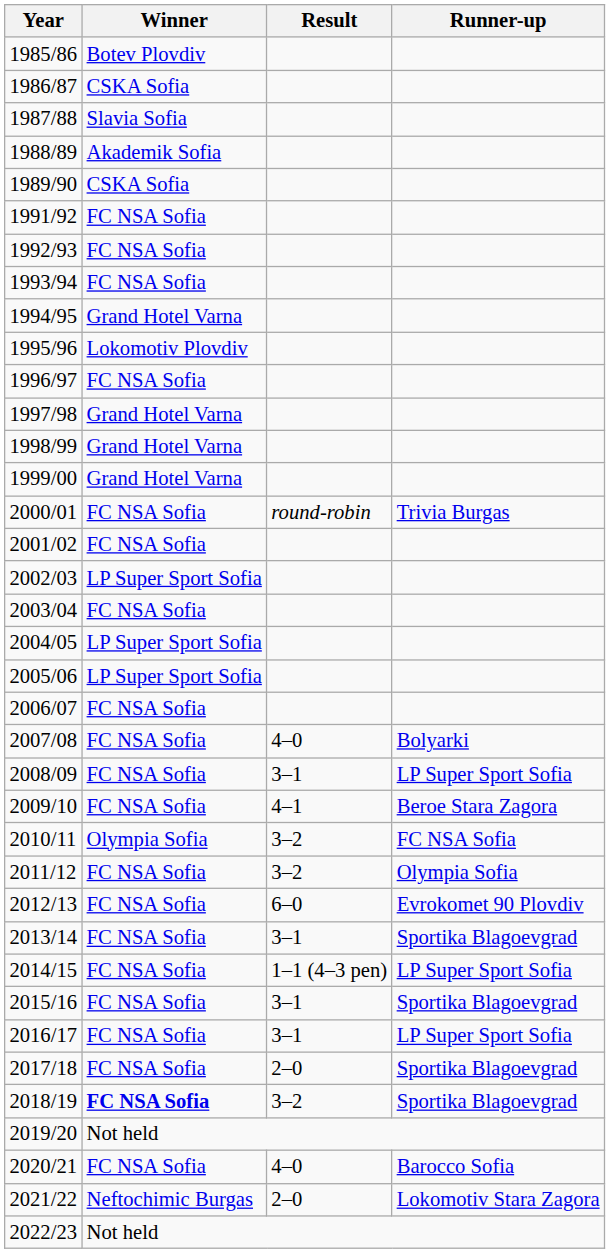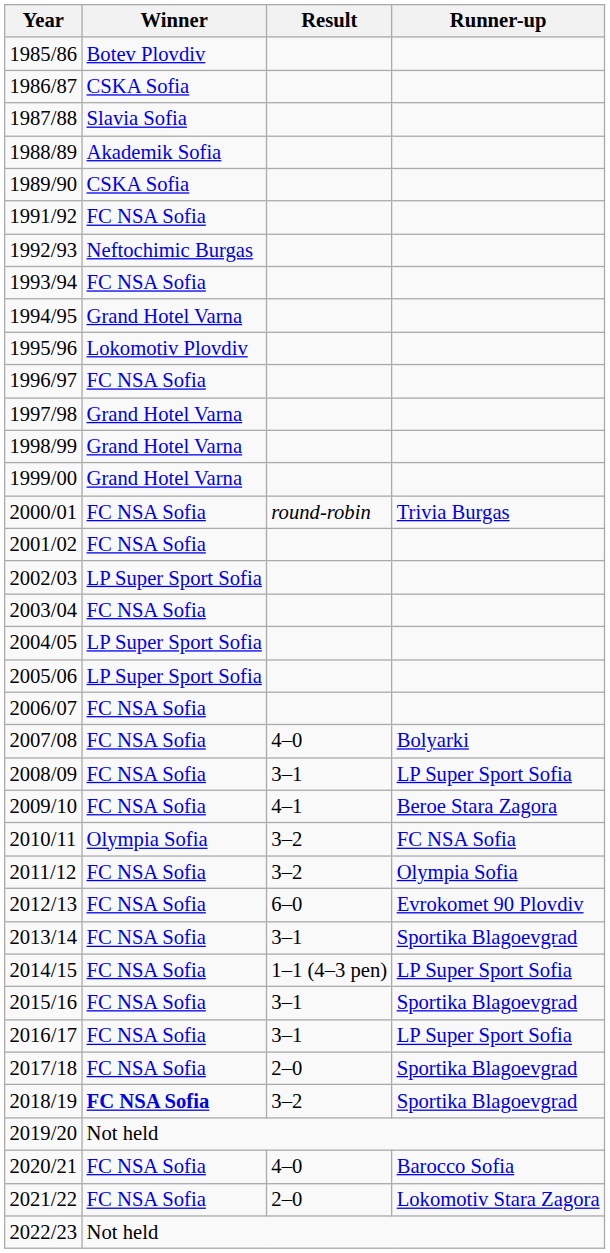(146, 250) FC NSA Sofia -> (170, 250) Neftochimic Burgas
(170, 1199) Neftochimic Burgas -> (146, 1199) FC NSA Sofia
